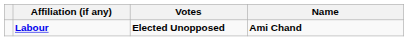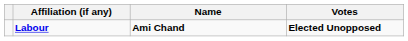columns swapped: (325, 12) <-> (188, 12)
